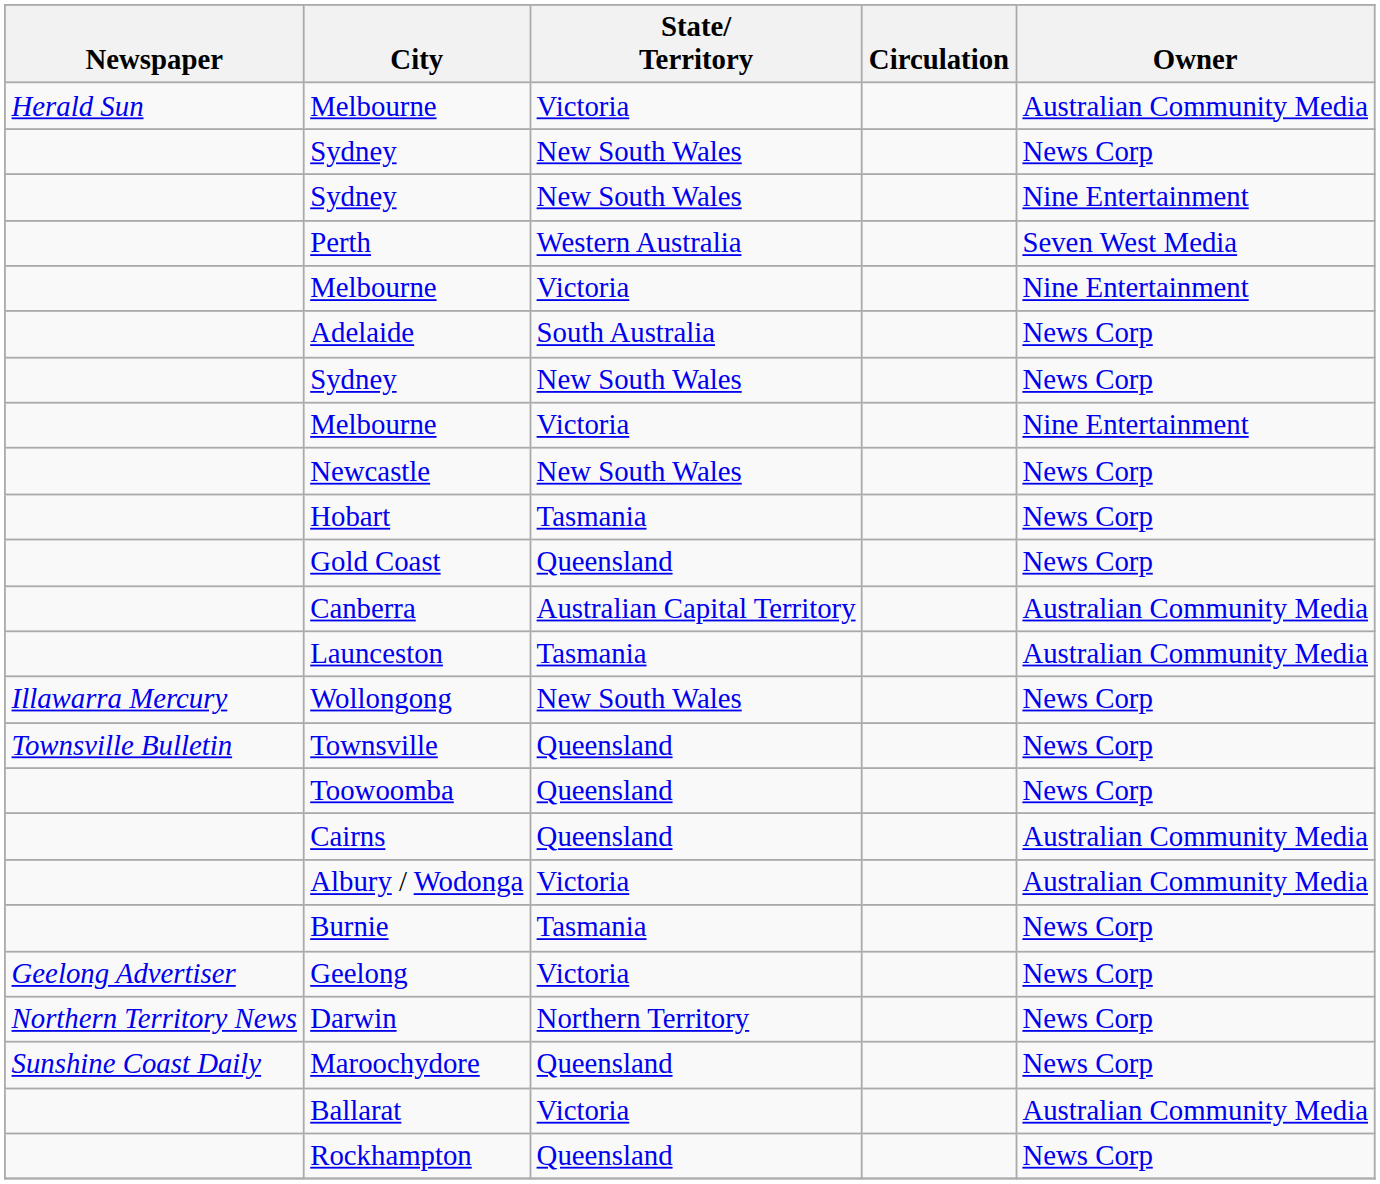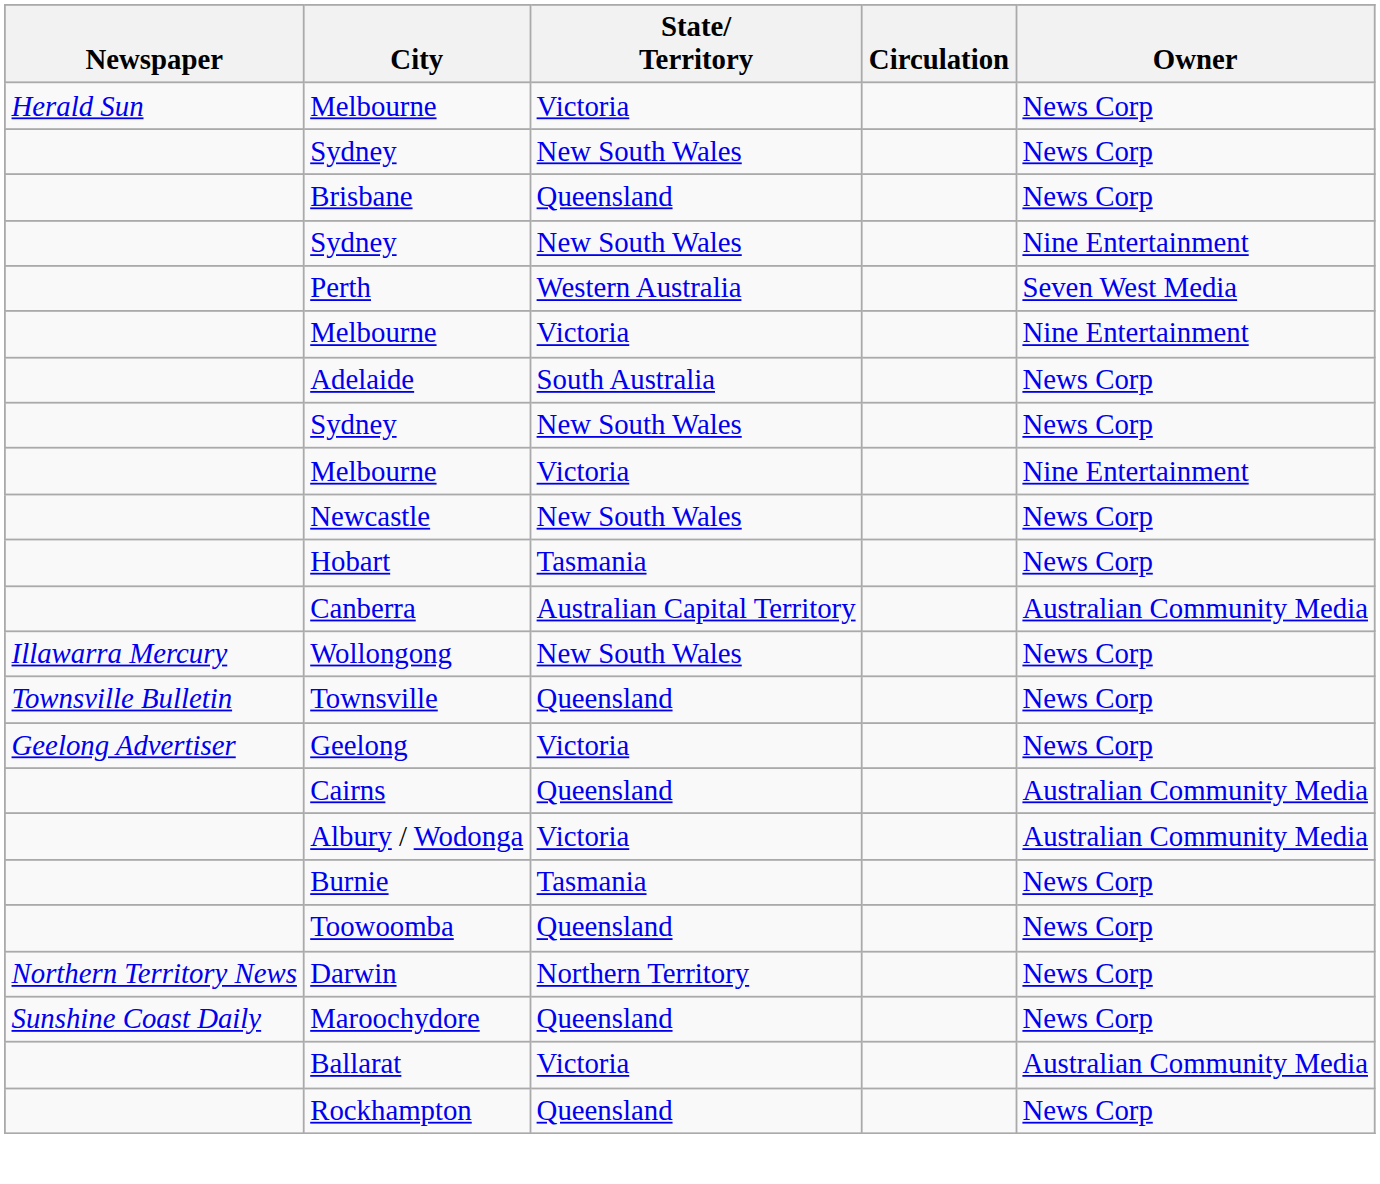(1195, 105) Australian Community Media -> (1088, 105) News Corp
+ row: (154, 197)
- row: (154, 563)
- row: (154, 654)
rows swapped: (124, 973) <-> (154, 791)
